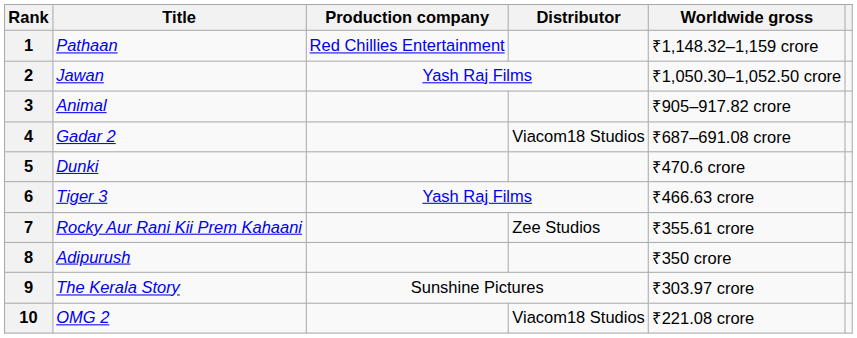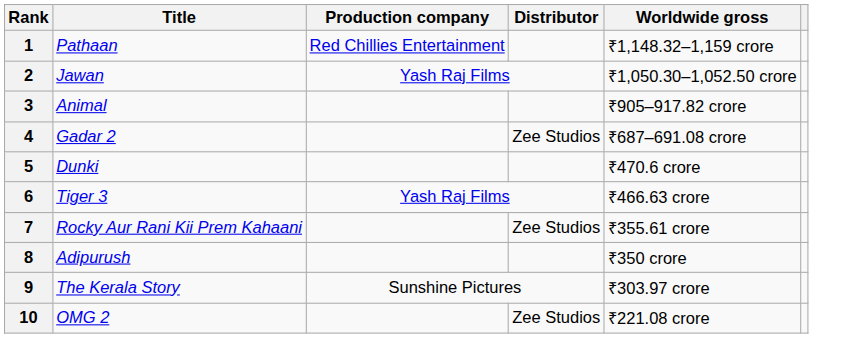(579, 136) Viacom18 Studios -> (556, 136) Zee Studios
(579, 318) Viacom18 Studios -> (556, 318) Zee Studios
